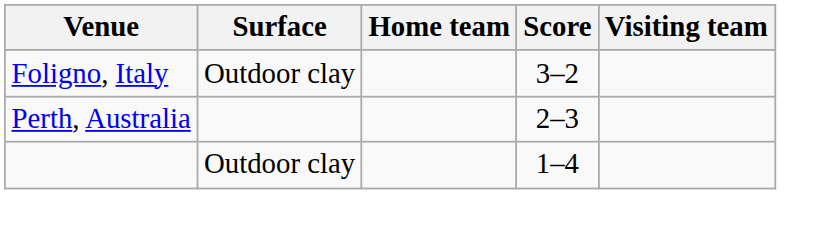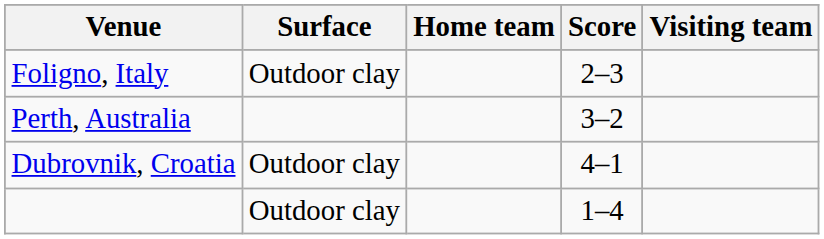(557, 73) 3–2 -> (602, 73) 2–3
(557, 118) 2–3 -> (602, 118) 3–2
+ row: (124, 164)
